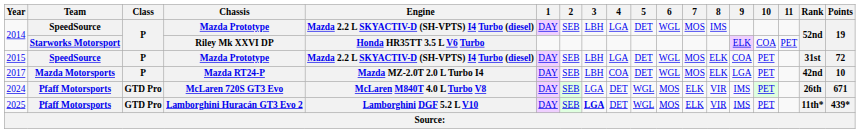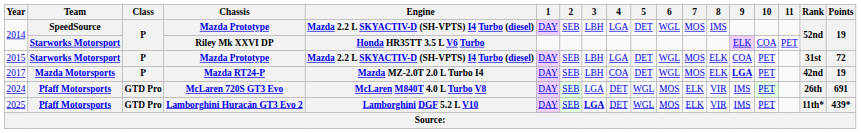(75, 58) SpeedSource -> (75, 58) Starworks Motorsport
(742, 73) normal -> (742, 73) bold
(840, 73) 10 -> (841, 73) 19
(840, 89) 671 -> (841, 89) 691
